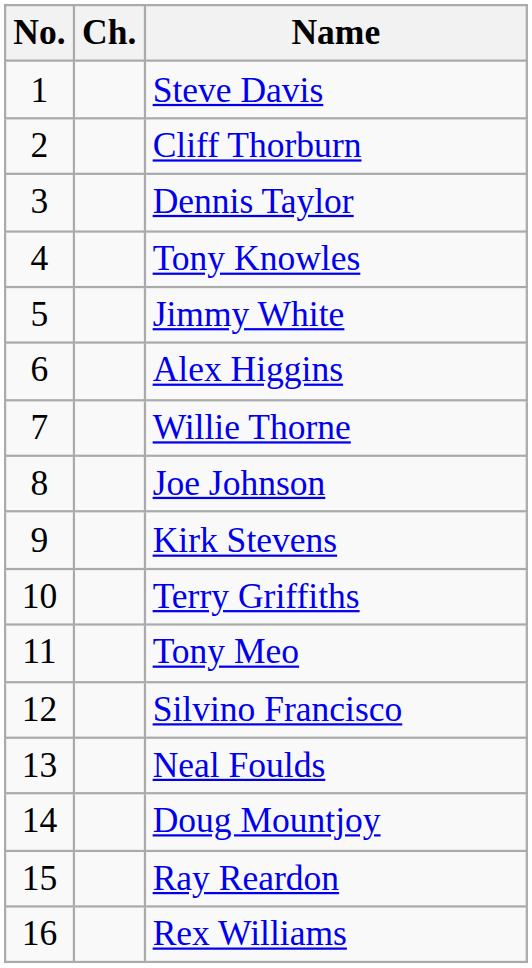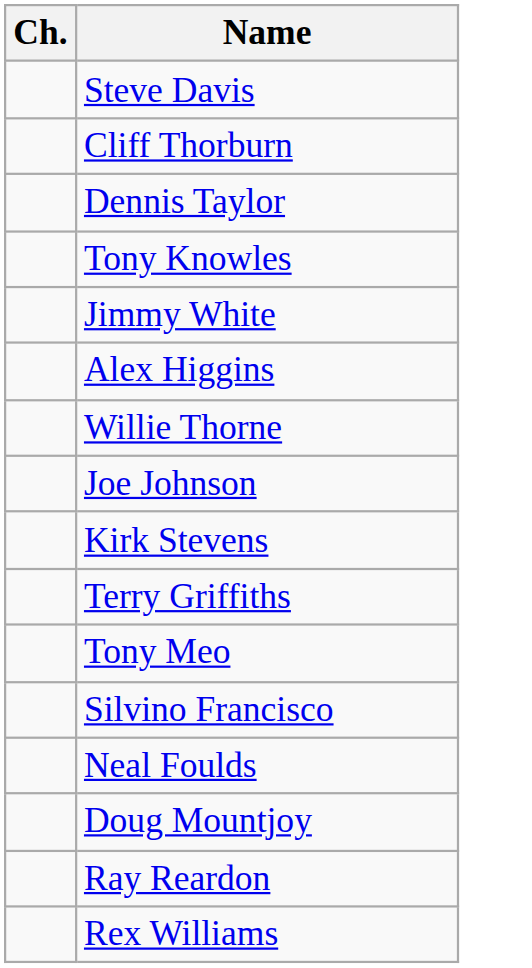- column: (39, 32)
